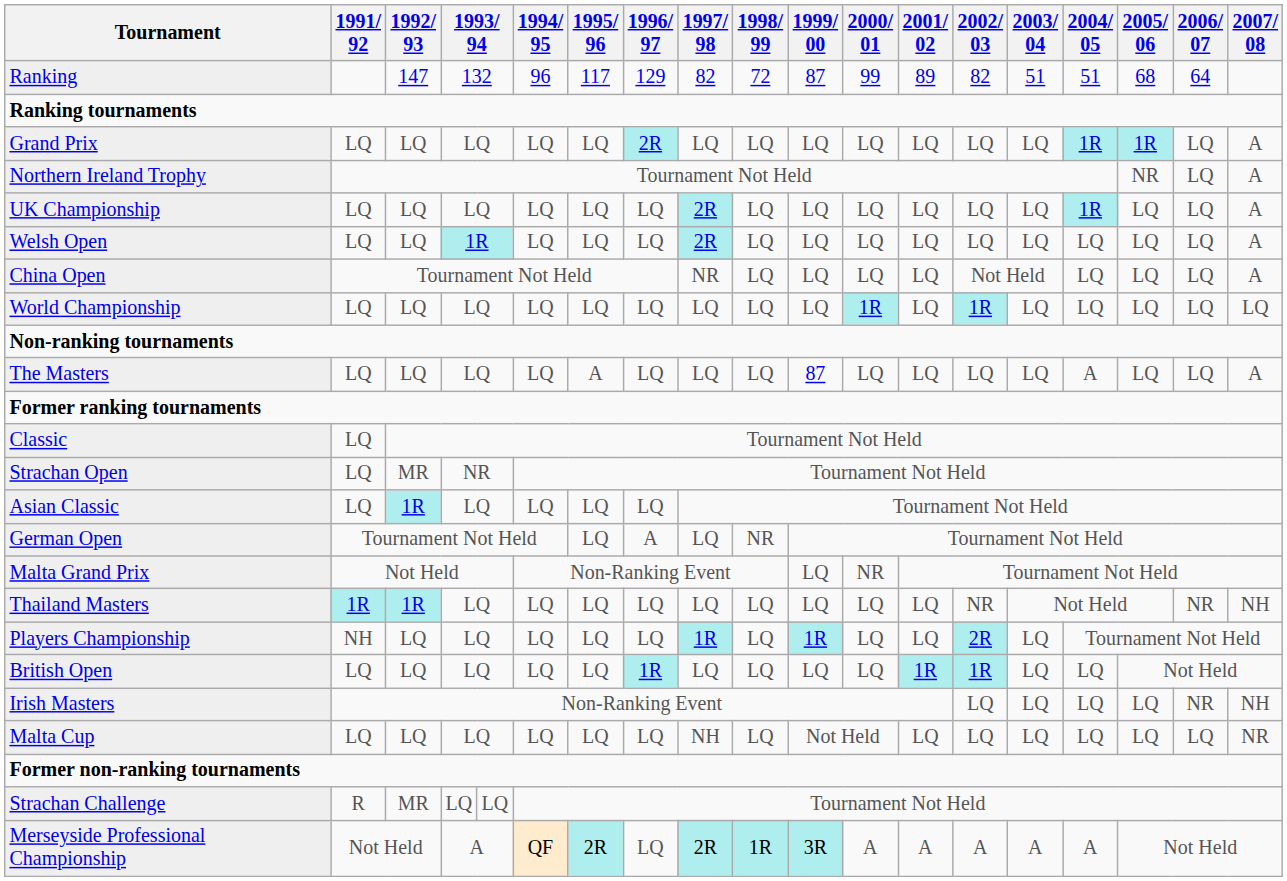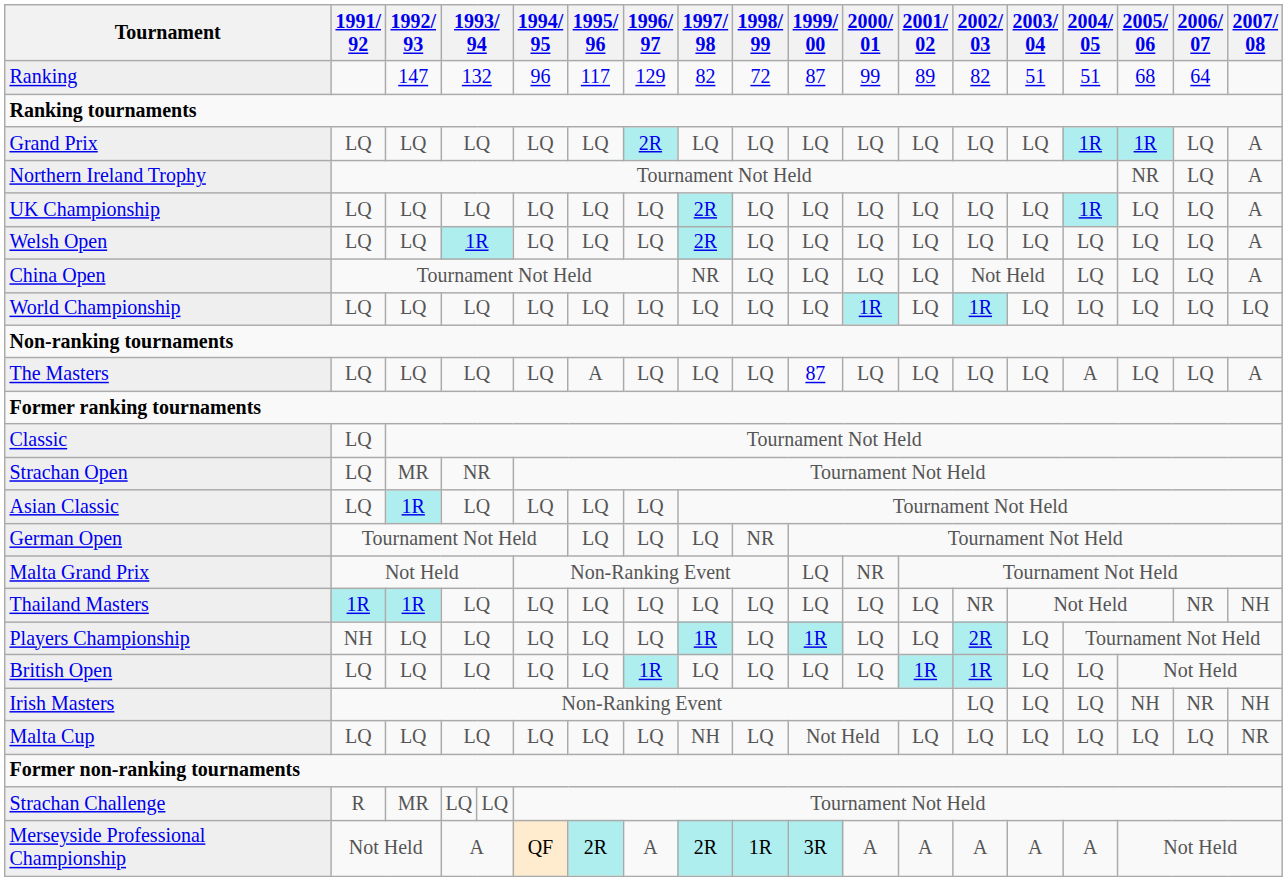(650, 538) A -> (650, 538) LQ
(1145, 703) LQ -> (1145, 703) NH
(650, 847) LQ -> (650, 847) A
